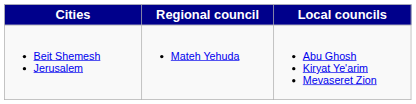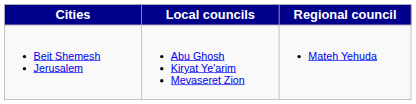columns swapped: (342, 14) <-> (208, 14)
